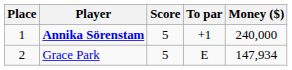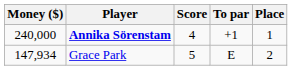columns swapped: (22, 14) <-> (256, 14)
(165, 34) 5 -> (192, 34) 4
